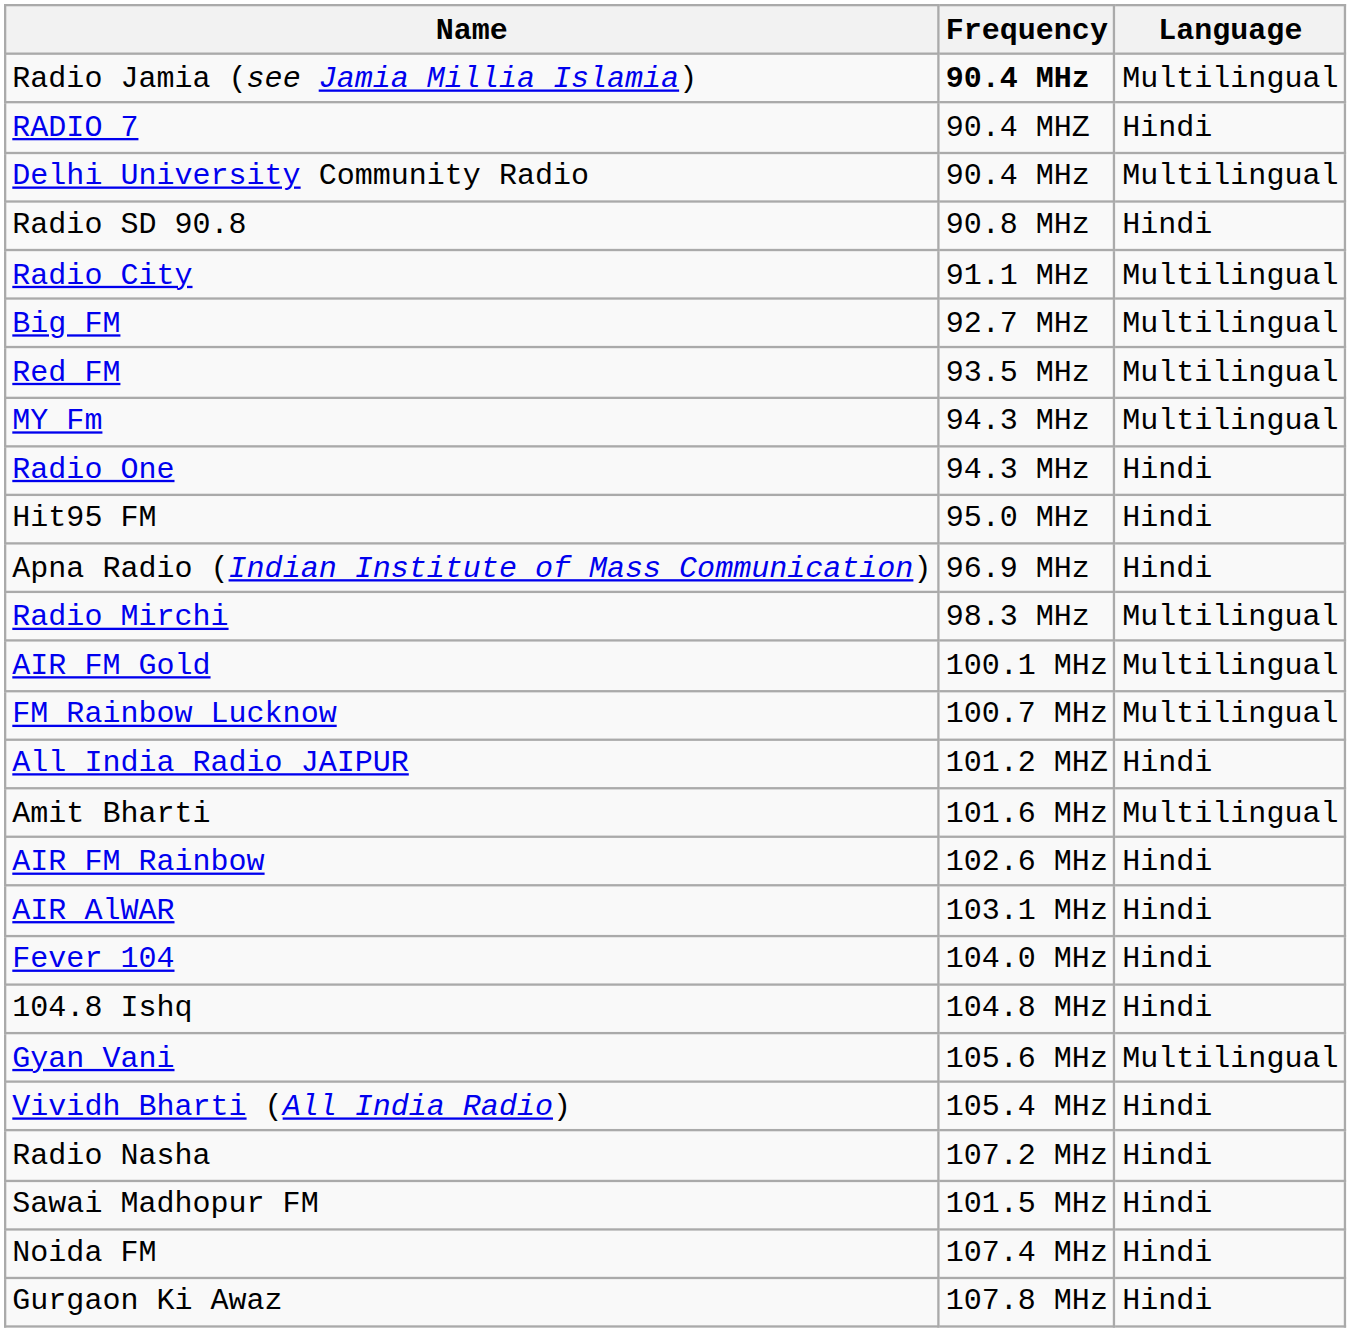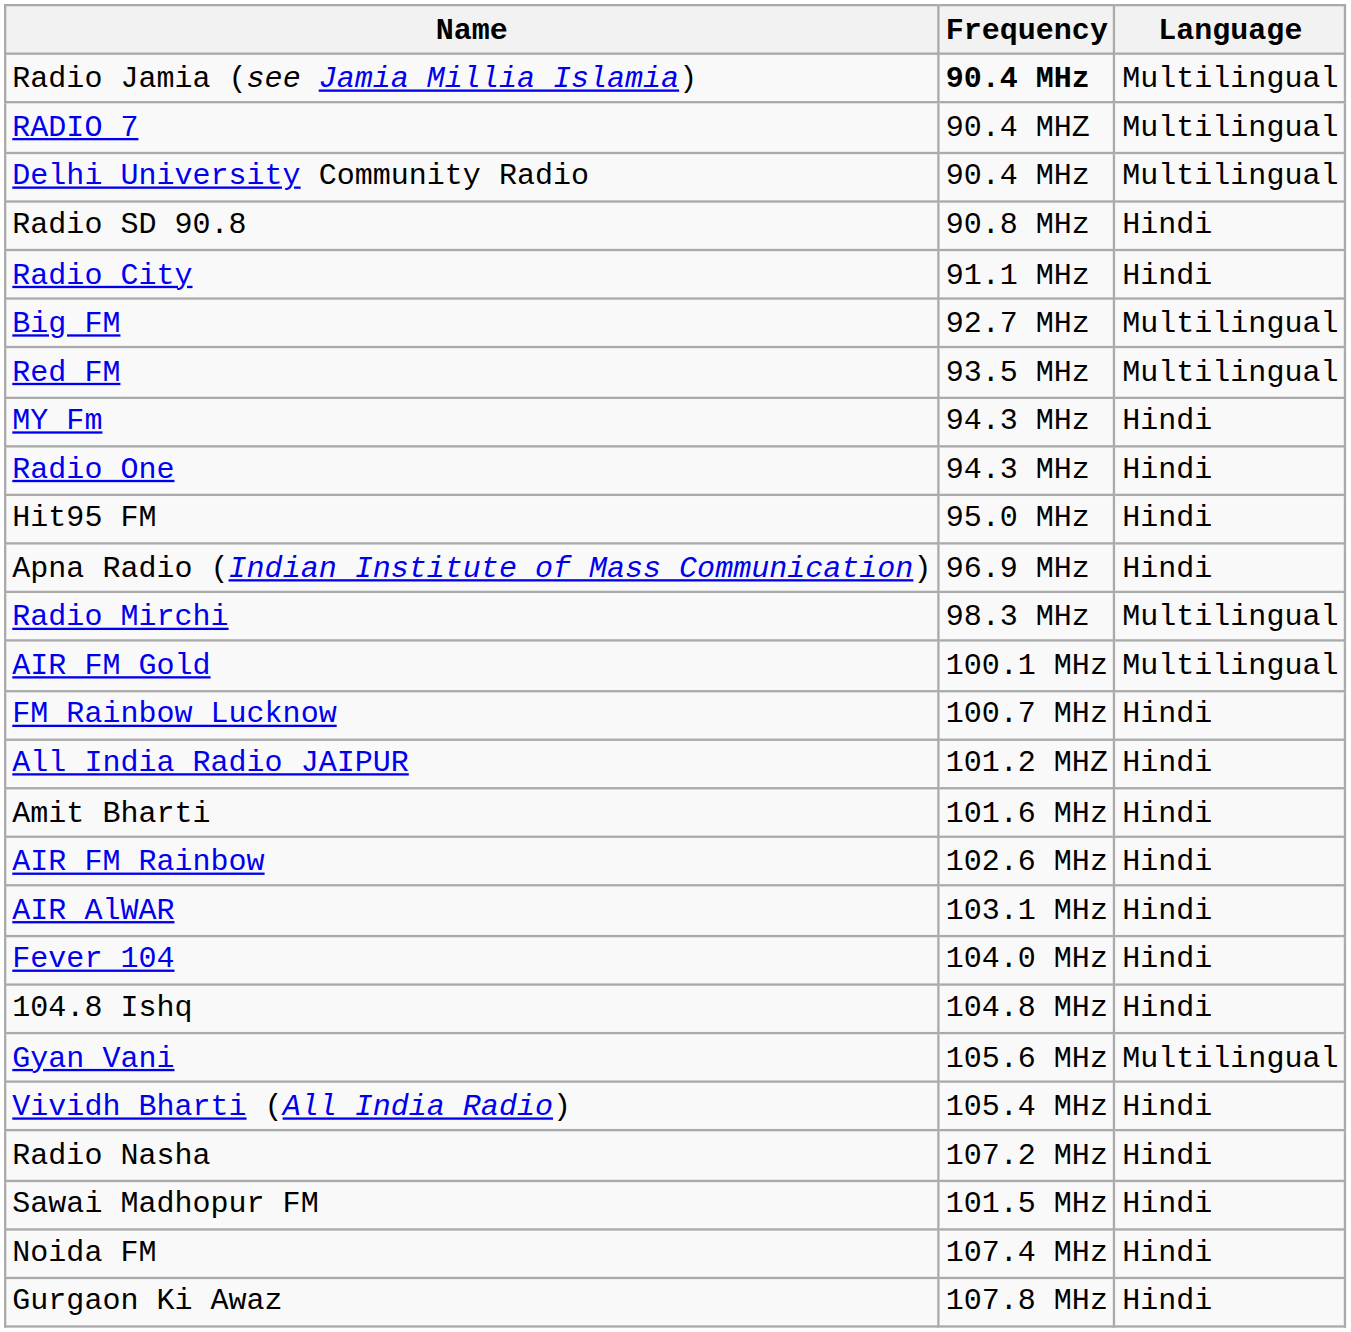(1167, 128) Hindi -> (1230, 128) Multilingual
(1230, 274) Multilingual -> (1167, 274) Hindi
(1230, 421) Multilingual -> (1167, 421) Hindi
(1230, 715) Multilingual -> (1167, 715) Hindi
(1230, 813) Multilingual -> (1167, 813) Hindi
